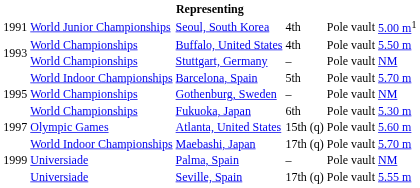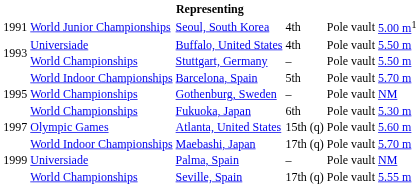(84, 45) World Championships -> (59, 45) Universiade
(388, 61) NM -> (395, 61) 5.50 m
(59, 177) Universiade -> (84, 177) World Championships
